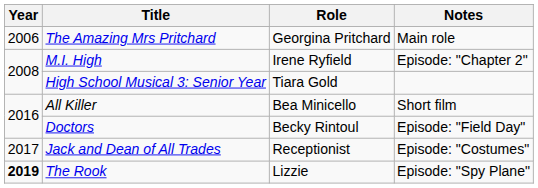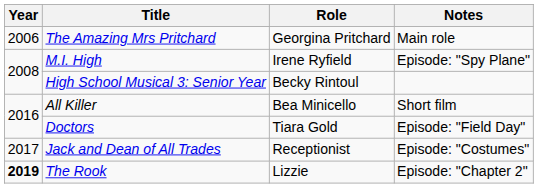(462, 60) Episode: "Chapter 2" -> (464, 60) Episode: "Spy Plane"
(305, 82) Tiara Gold -> (315, 82) Becky Rintoul
(315, 127) Becky Rintoul -> (305, 127) Tiara Gold
(464, 171) Episode: "Spy Plane" -> (462, 171) Episode: "Chapter 2"
